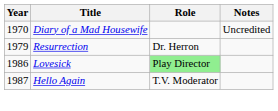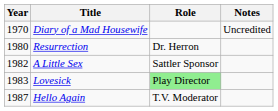(18, 47) 1979 -> (18, 47) 1980
+ row: (58, 64)
(18, 64) 1986 -> (18, 81) 1983
